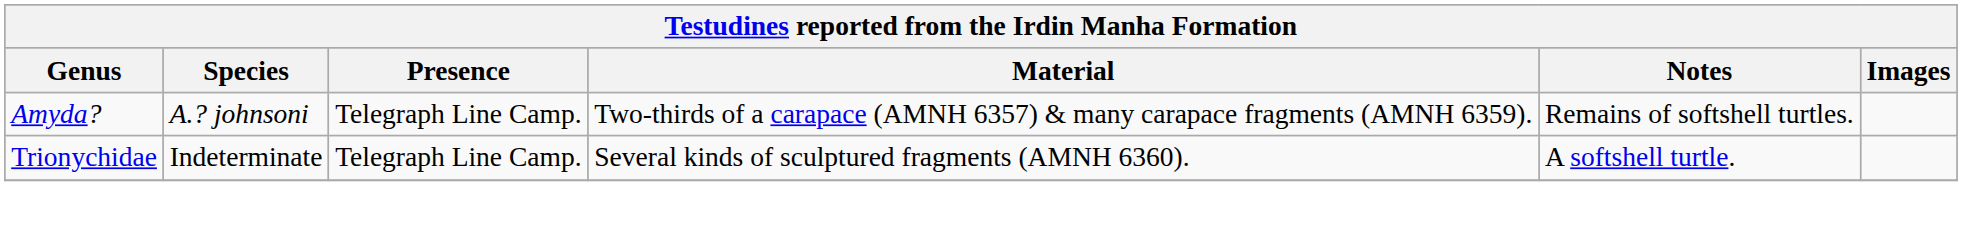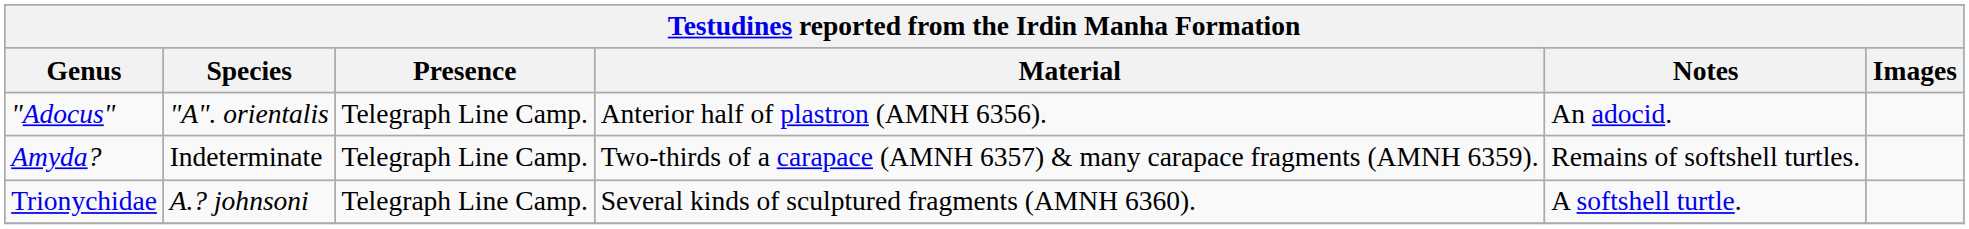+ row: (63, 113)
(239, 113) A.? johnsoni -> (246, 157) Indeterminate
(246, 157) Indeterminate -> (239, 200) A.? johnsoni
